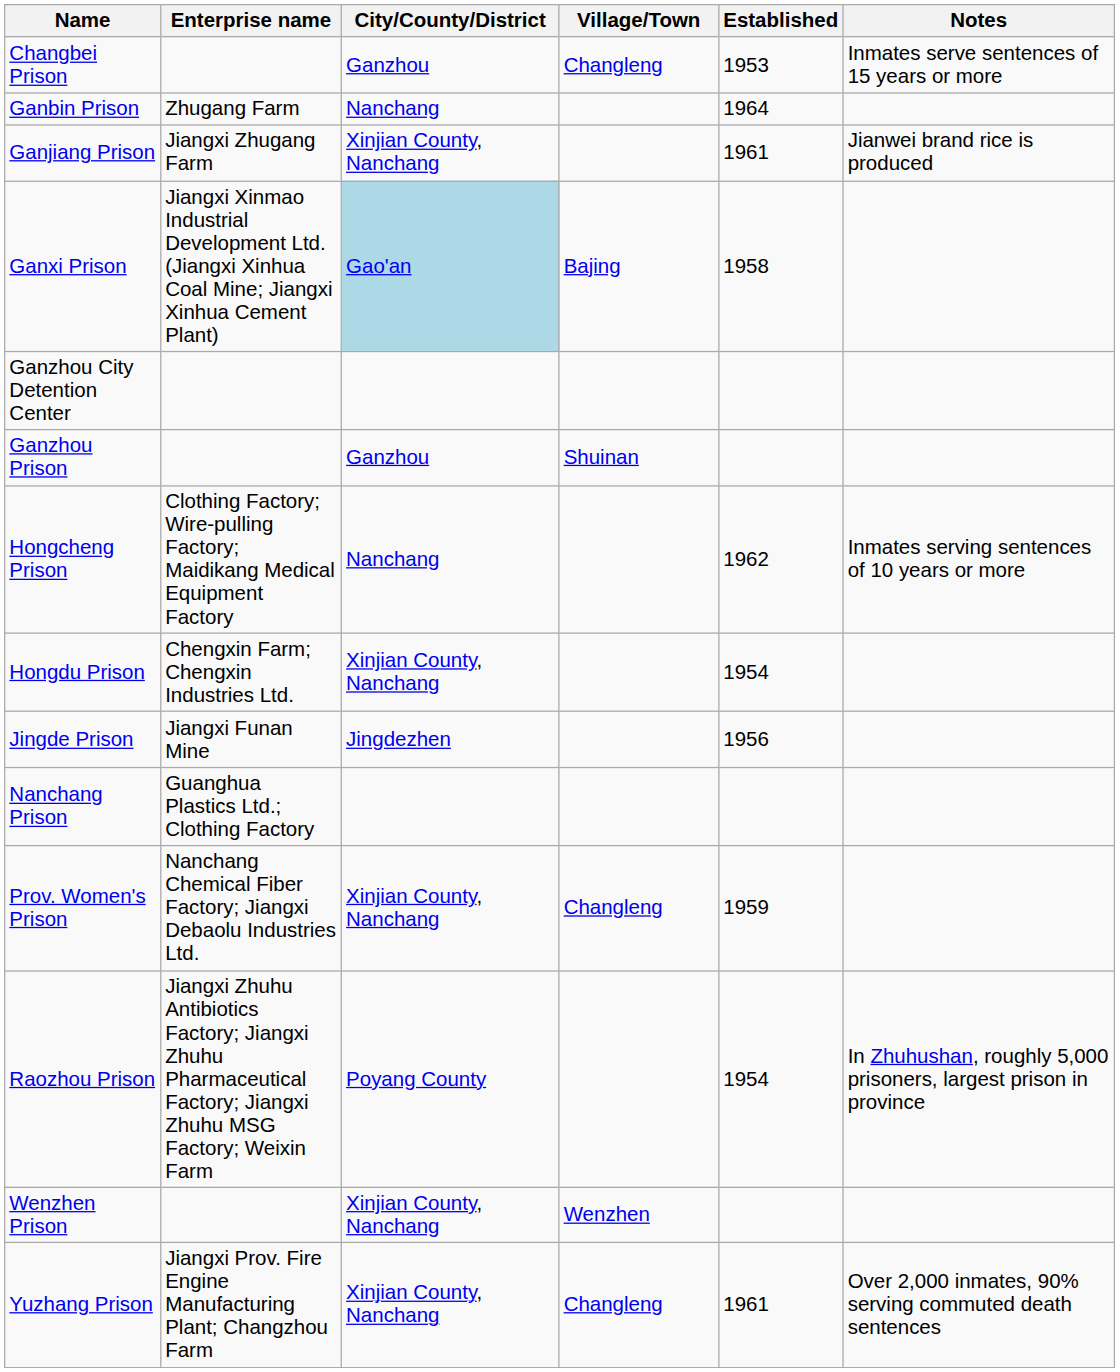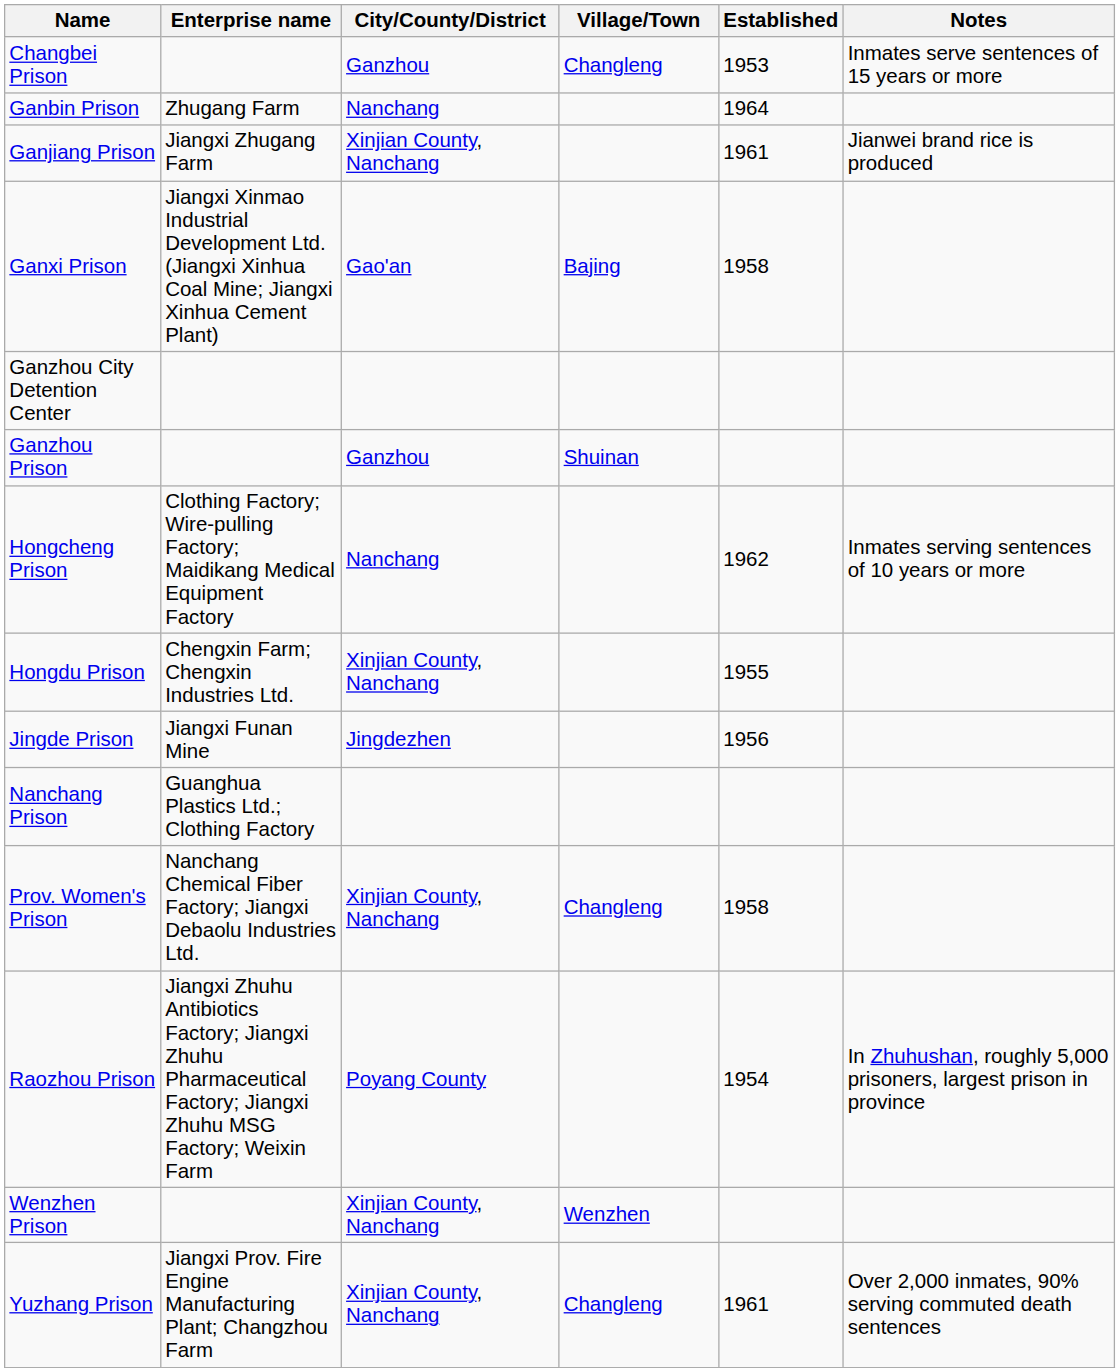(379, 265) lightblue background -> (379, 265) no background
(746, 672) 1954 -> (746, 672) 1955
(746, 907) 1959 -> (746, 907) 1958
